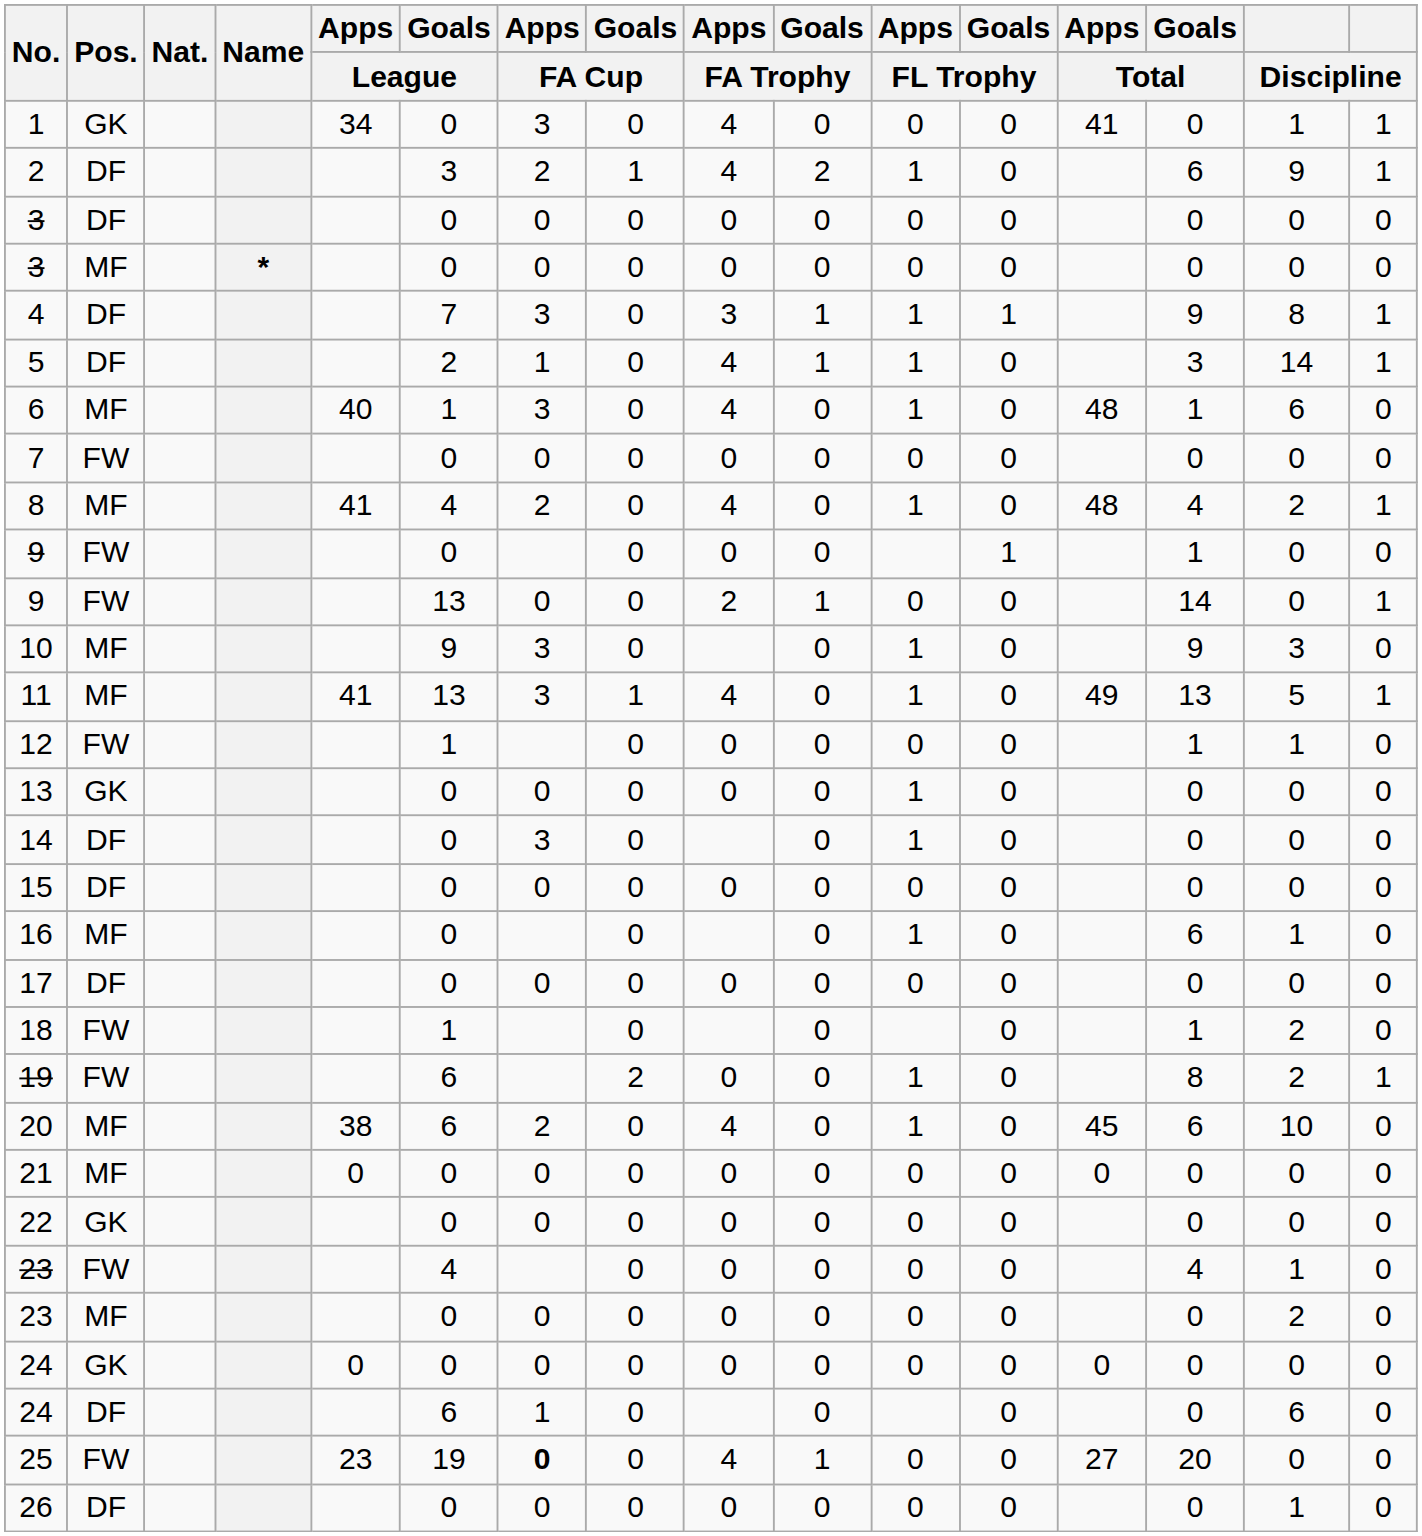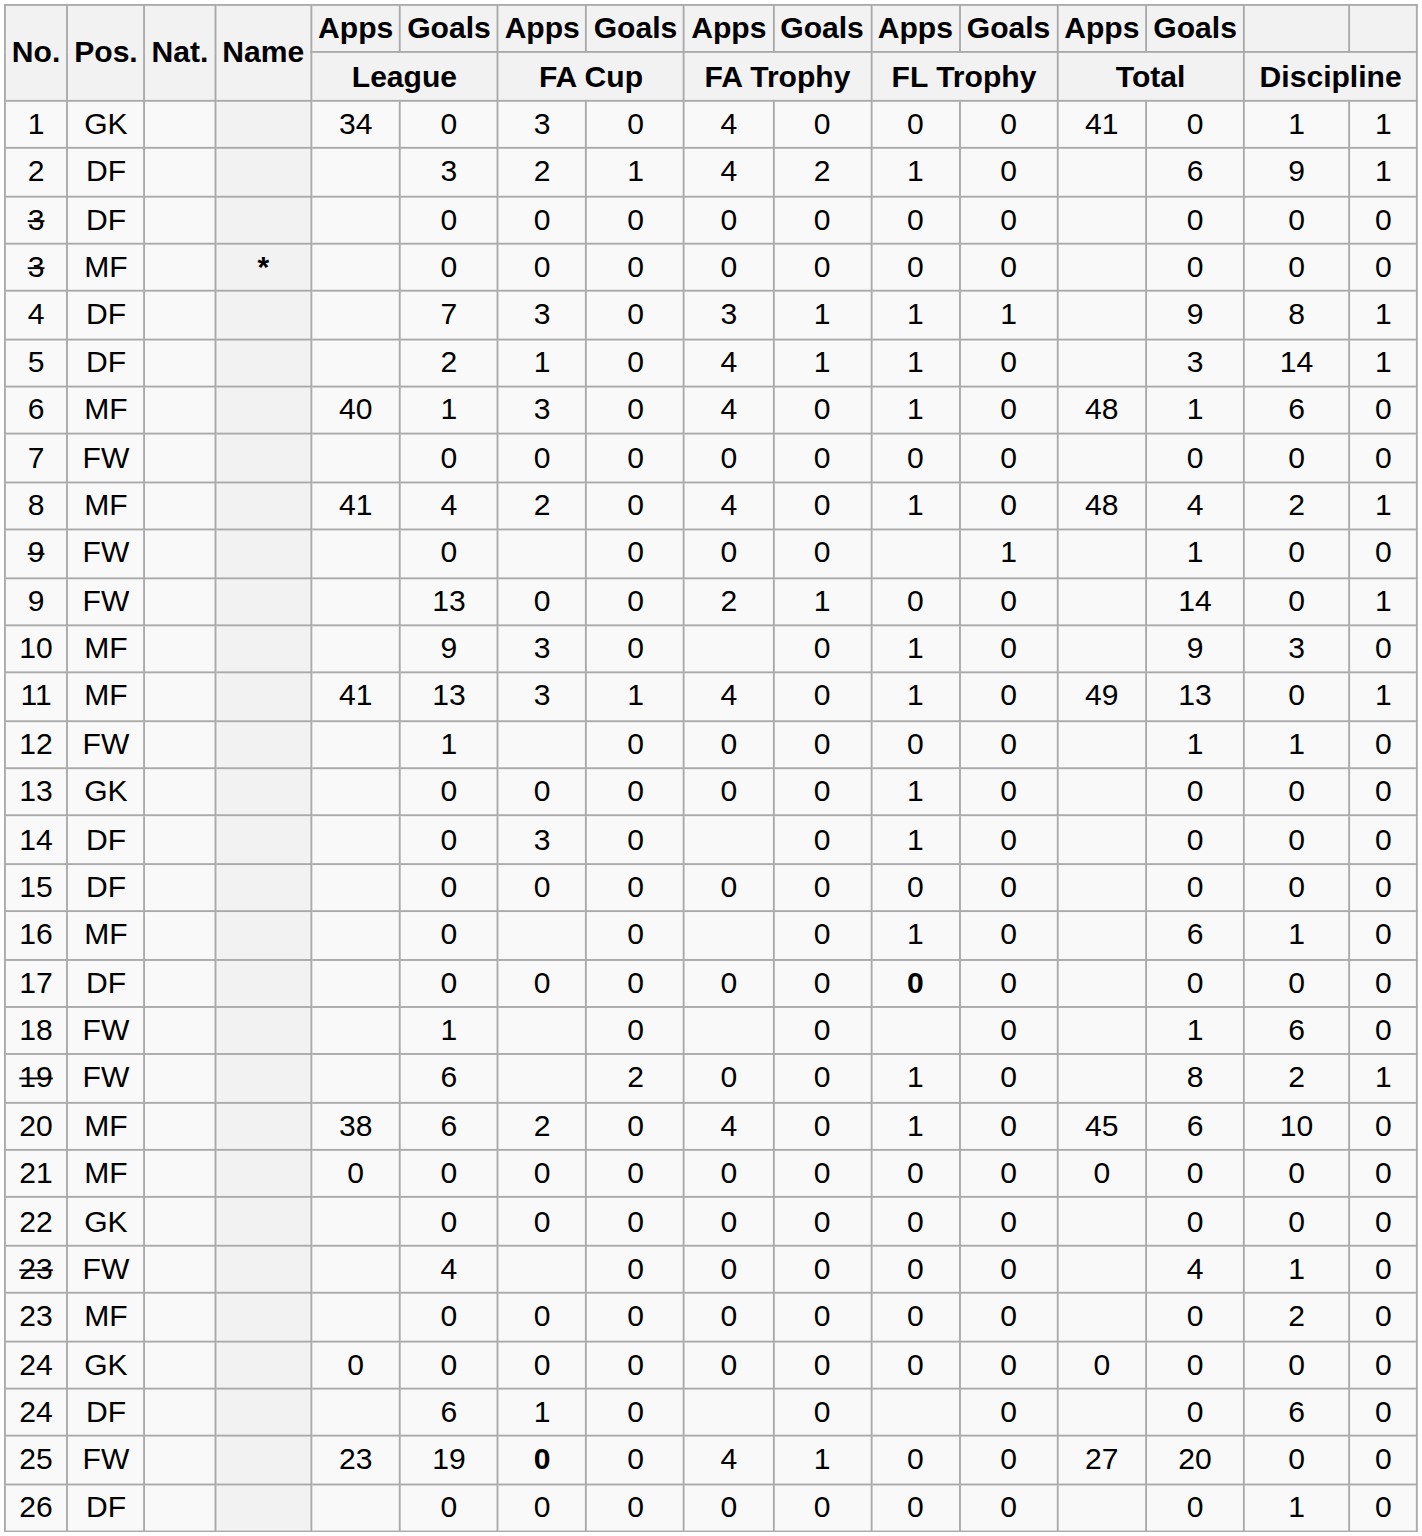(1297, 696) 5 -> (1297, 696) 0
(915, 982) normal -> (915, 982) bold
(1297, 1030) 2 -> (1297, 1030) 6
